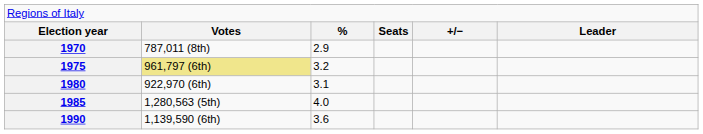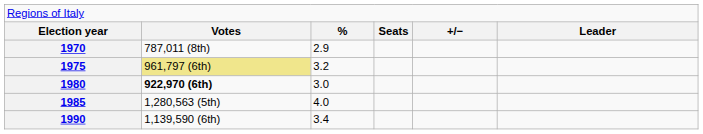(178, 84) normal -> (178, 84) bold
(321, 84) 3.1 -> (321, 84) 3.0
(321, 119) 3.6 -> (321, 119) 3.4
